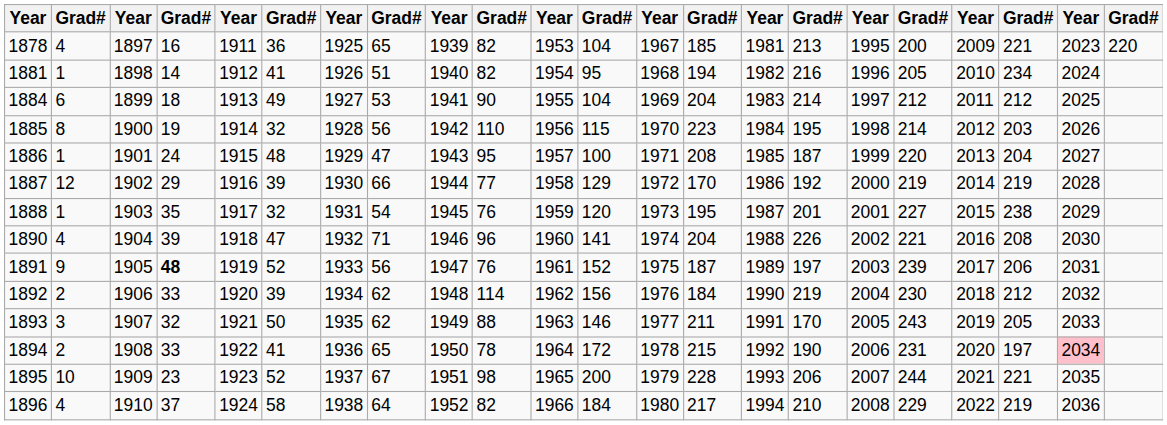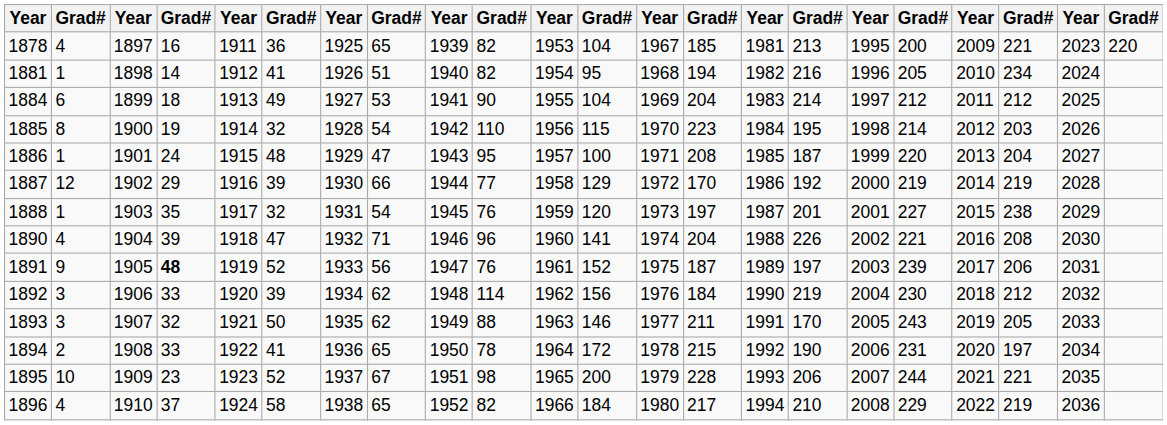(381, 128) 56 -> (381, 128) 54
(702, 211) 195 -> (702, 211) 197
(60, 294) 2 -> (60, 294) 3
(1081, 350) pink background -> (1081, 350) no background
(381, 405) 64 -> (381, 405) 65
